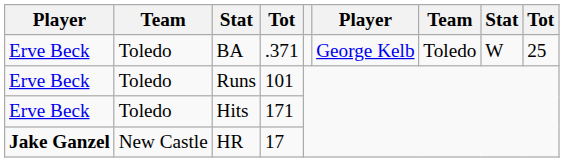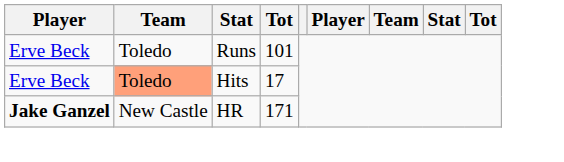- row: (230, 50)
(145, 111) no background -> (145, 80) lightsalmon background
(279, 111) 171 -> (275, 80) 17
(275, 141) 17 -> (279, 111) 171
